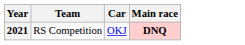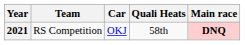+ column: (159, 13)
